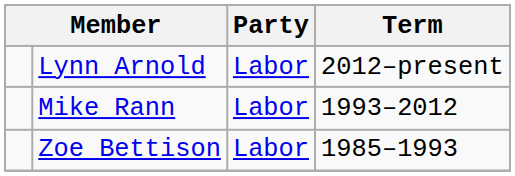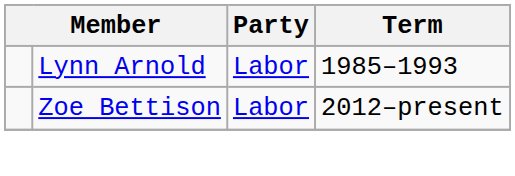(412, 67) 2012–present -> (390, 67) 1985–1993
- row: (107, 108)
(390, 150) 1985–1993 -> (412, 108) 2012–present
